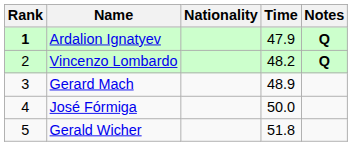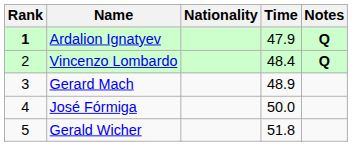(281, 61) 48.2 -> (281, 61) 48.4
